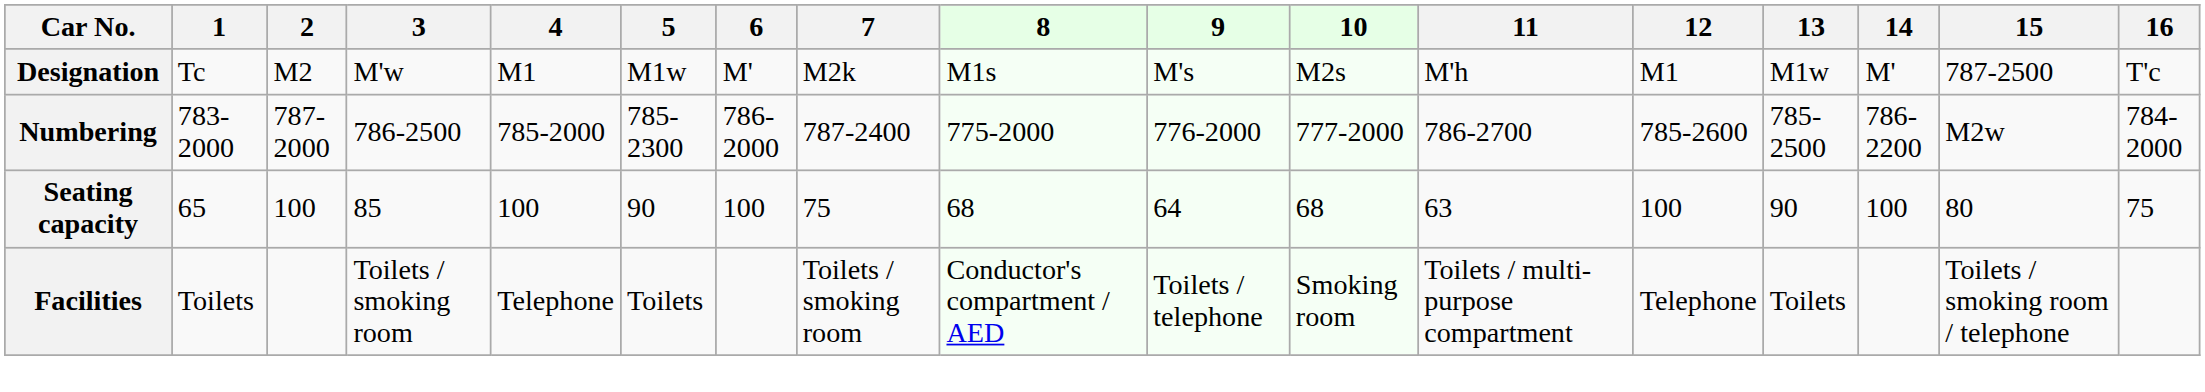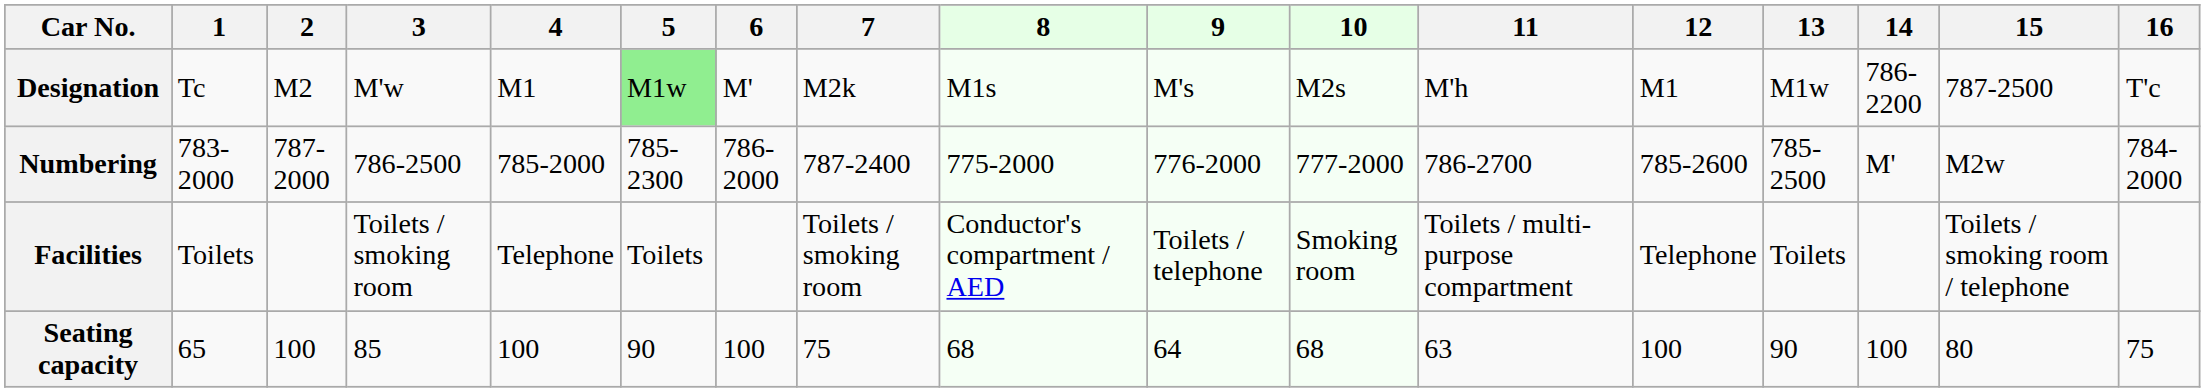(657, 71) no background -> (657, 87) lightgreen background
(1880, 71) M' -> (1894, 87) 786-2200
(1894, 131) 786-2200 -> (1880, 163) M'
rows swapped: (88, 208) <-> (88, 300)
